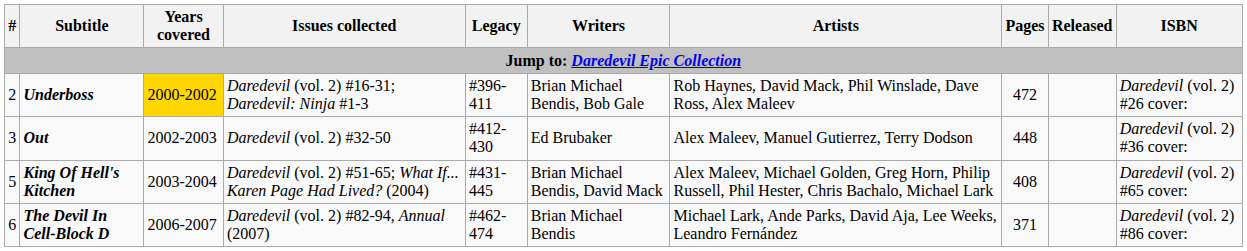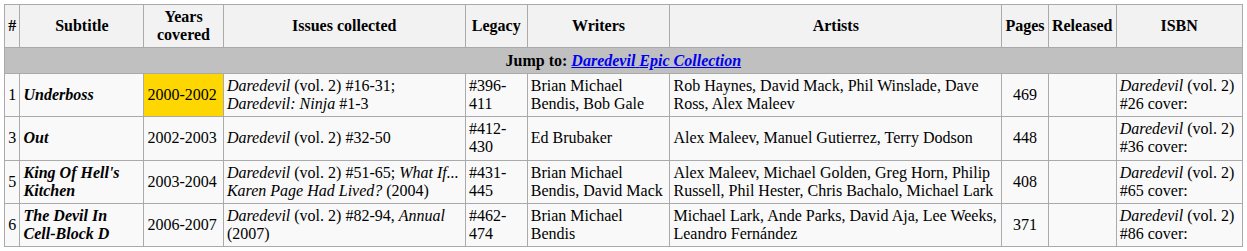(12, 94) 2 -> (12, 94) 1
(1025, 94) 472 -> (1025, 94) 469
